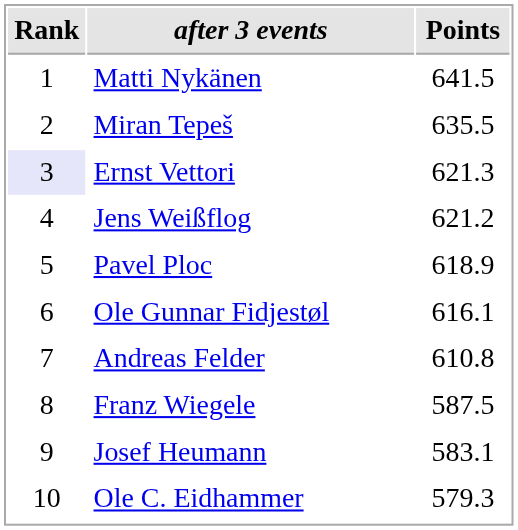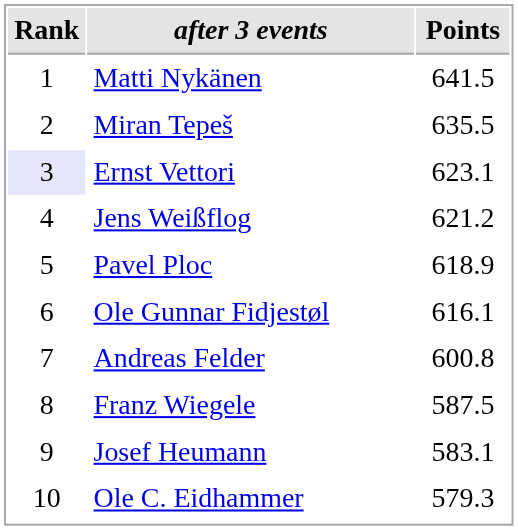(463, 171) 621.3 -> (463, 171) 623.1
(463, 358) 610.8 -> (463, 358) 600.8
